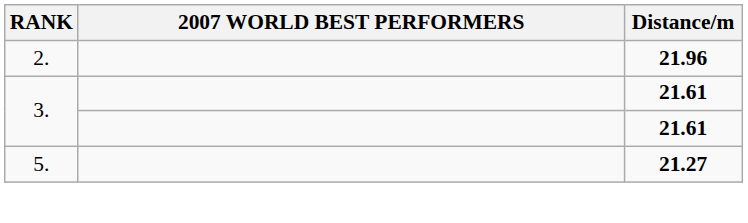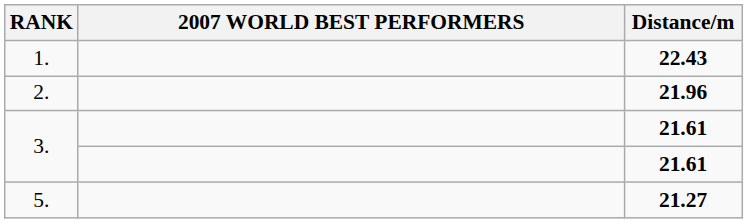+ row: (41, 57)
